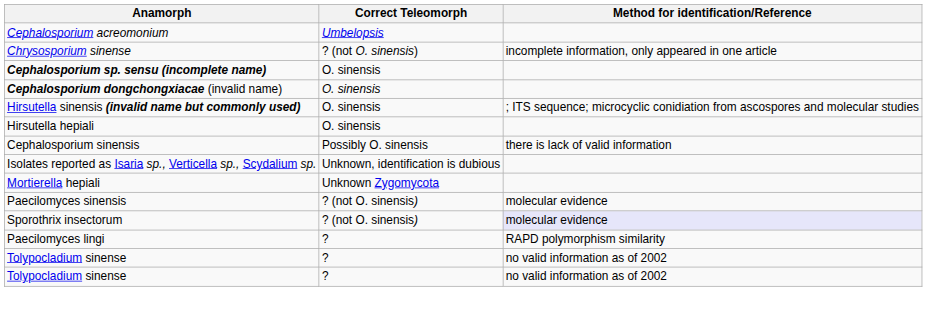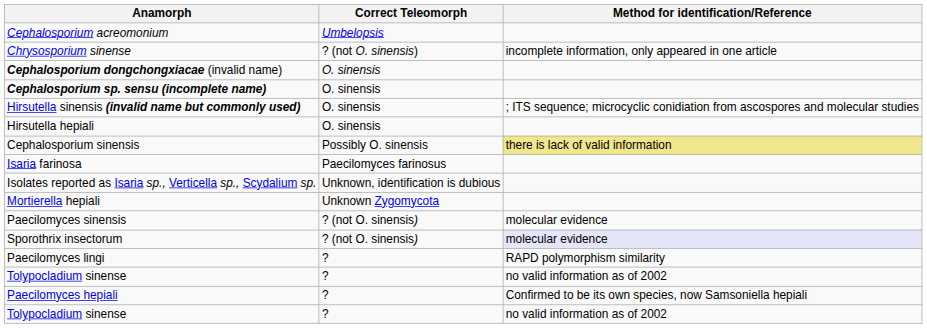rows swapped: (145, 88) <-> (137, 70)
(589, 145) no background -> (589, 145) khaki background
+ row: (44, 164)
+ row: (62, 295)
